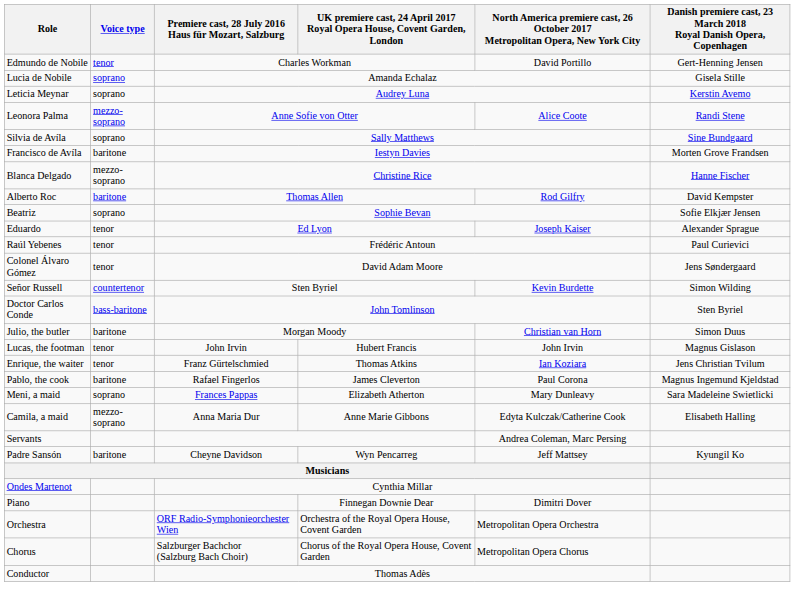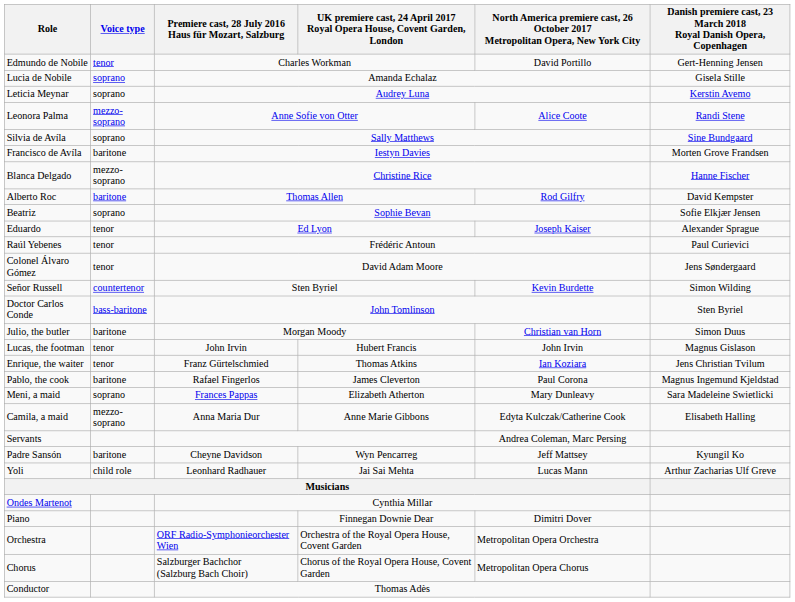+ row: (15, 470)
